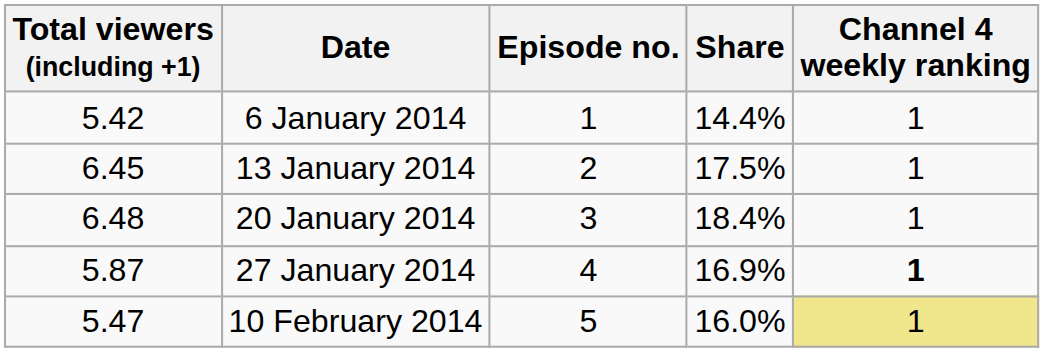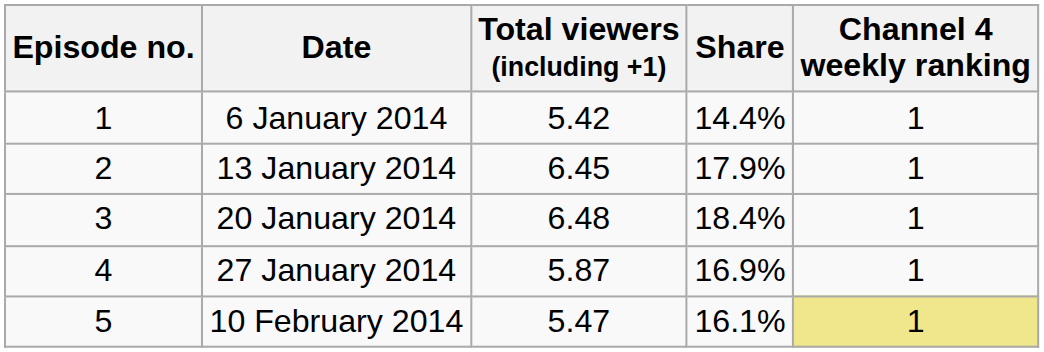columns swapped: (588, 48) <-> (113, 48)
(740, 168) 17.5% -> (740, 168) 17.9%
(916, 270) bold -> (916, 270) normal
(740, 321) 16.0% -> (740, 321) 16.1%
